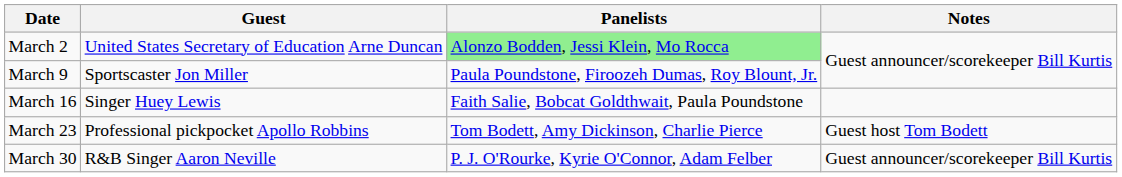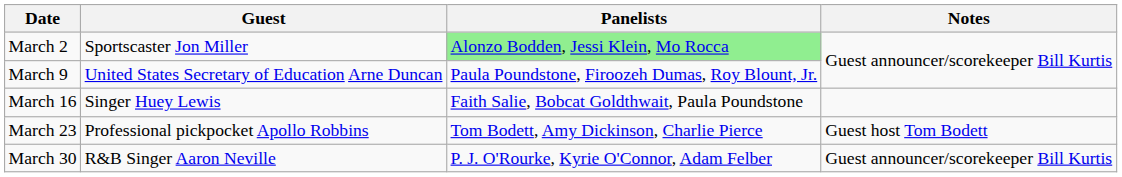(264, 46) United States Secretary of Education Arne Duncan -> (166, 46) Sportscaster Jon Miller
(166, 74) Sportscaster Jon Miller -> (264, 74) United States Secretary of Education Arne Duncan
